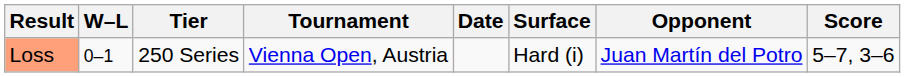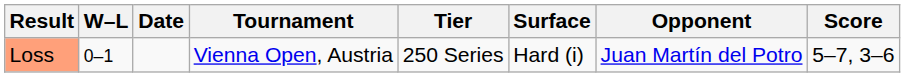columns swapped: (481, 21) <-> (189, 21)
